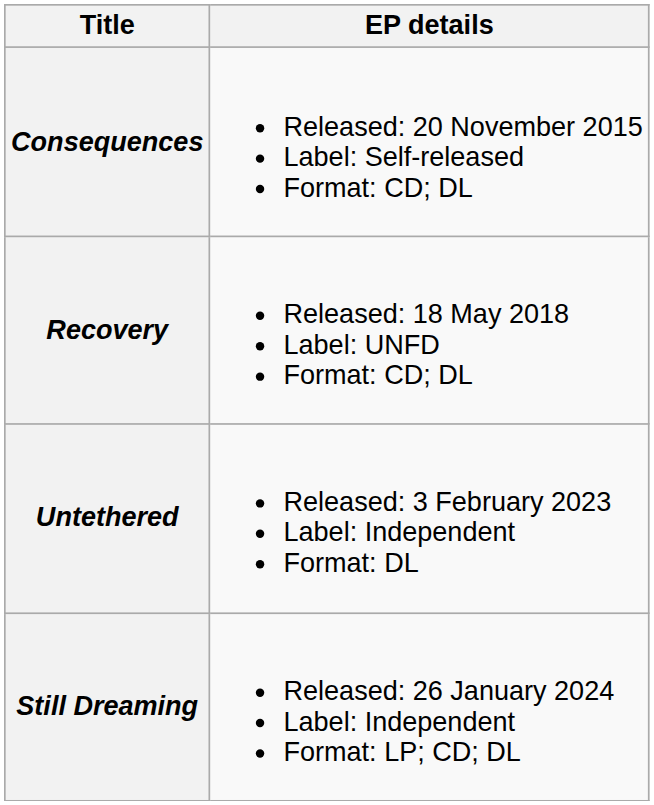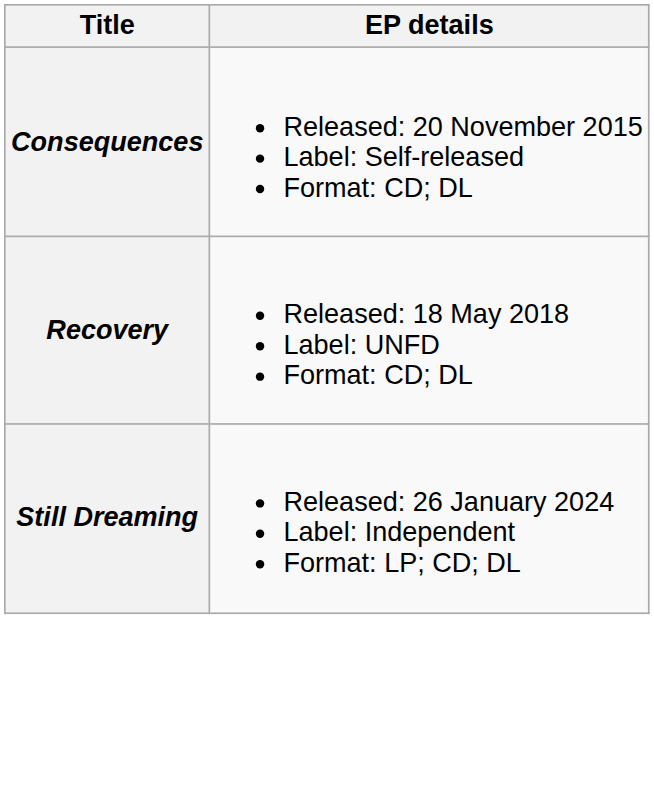- row: (107, 517)
